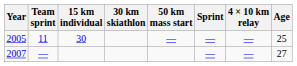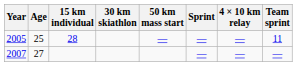columns swapped: (282, 17) <-> (43, 17)
(81, 38) 30 -> (72, 38) 28
